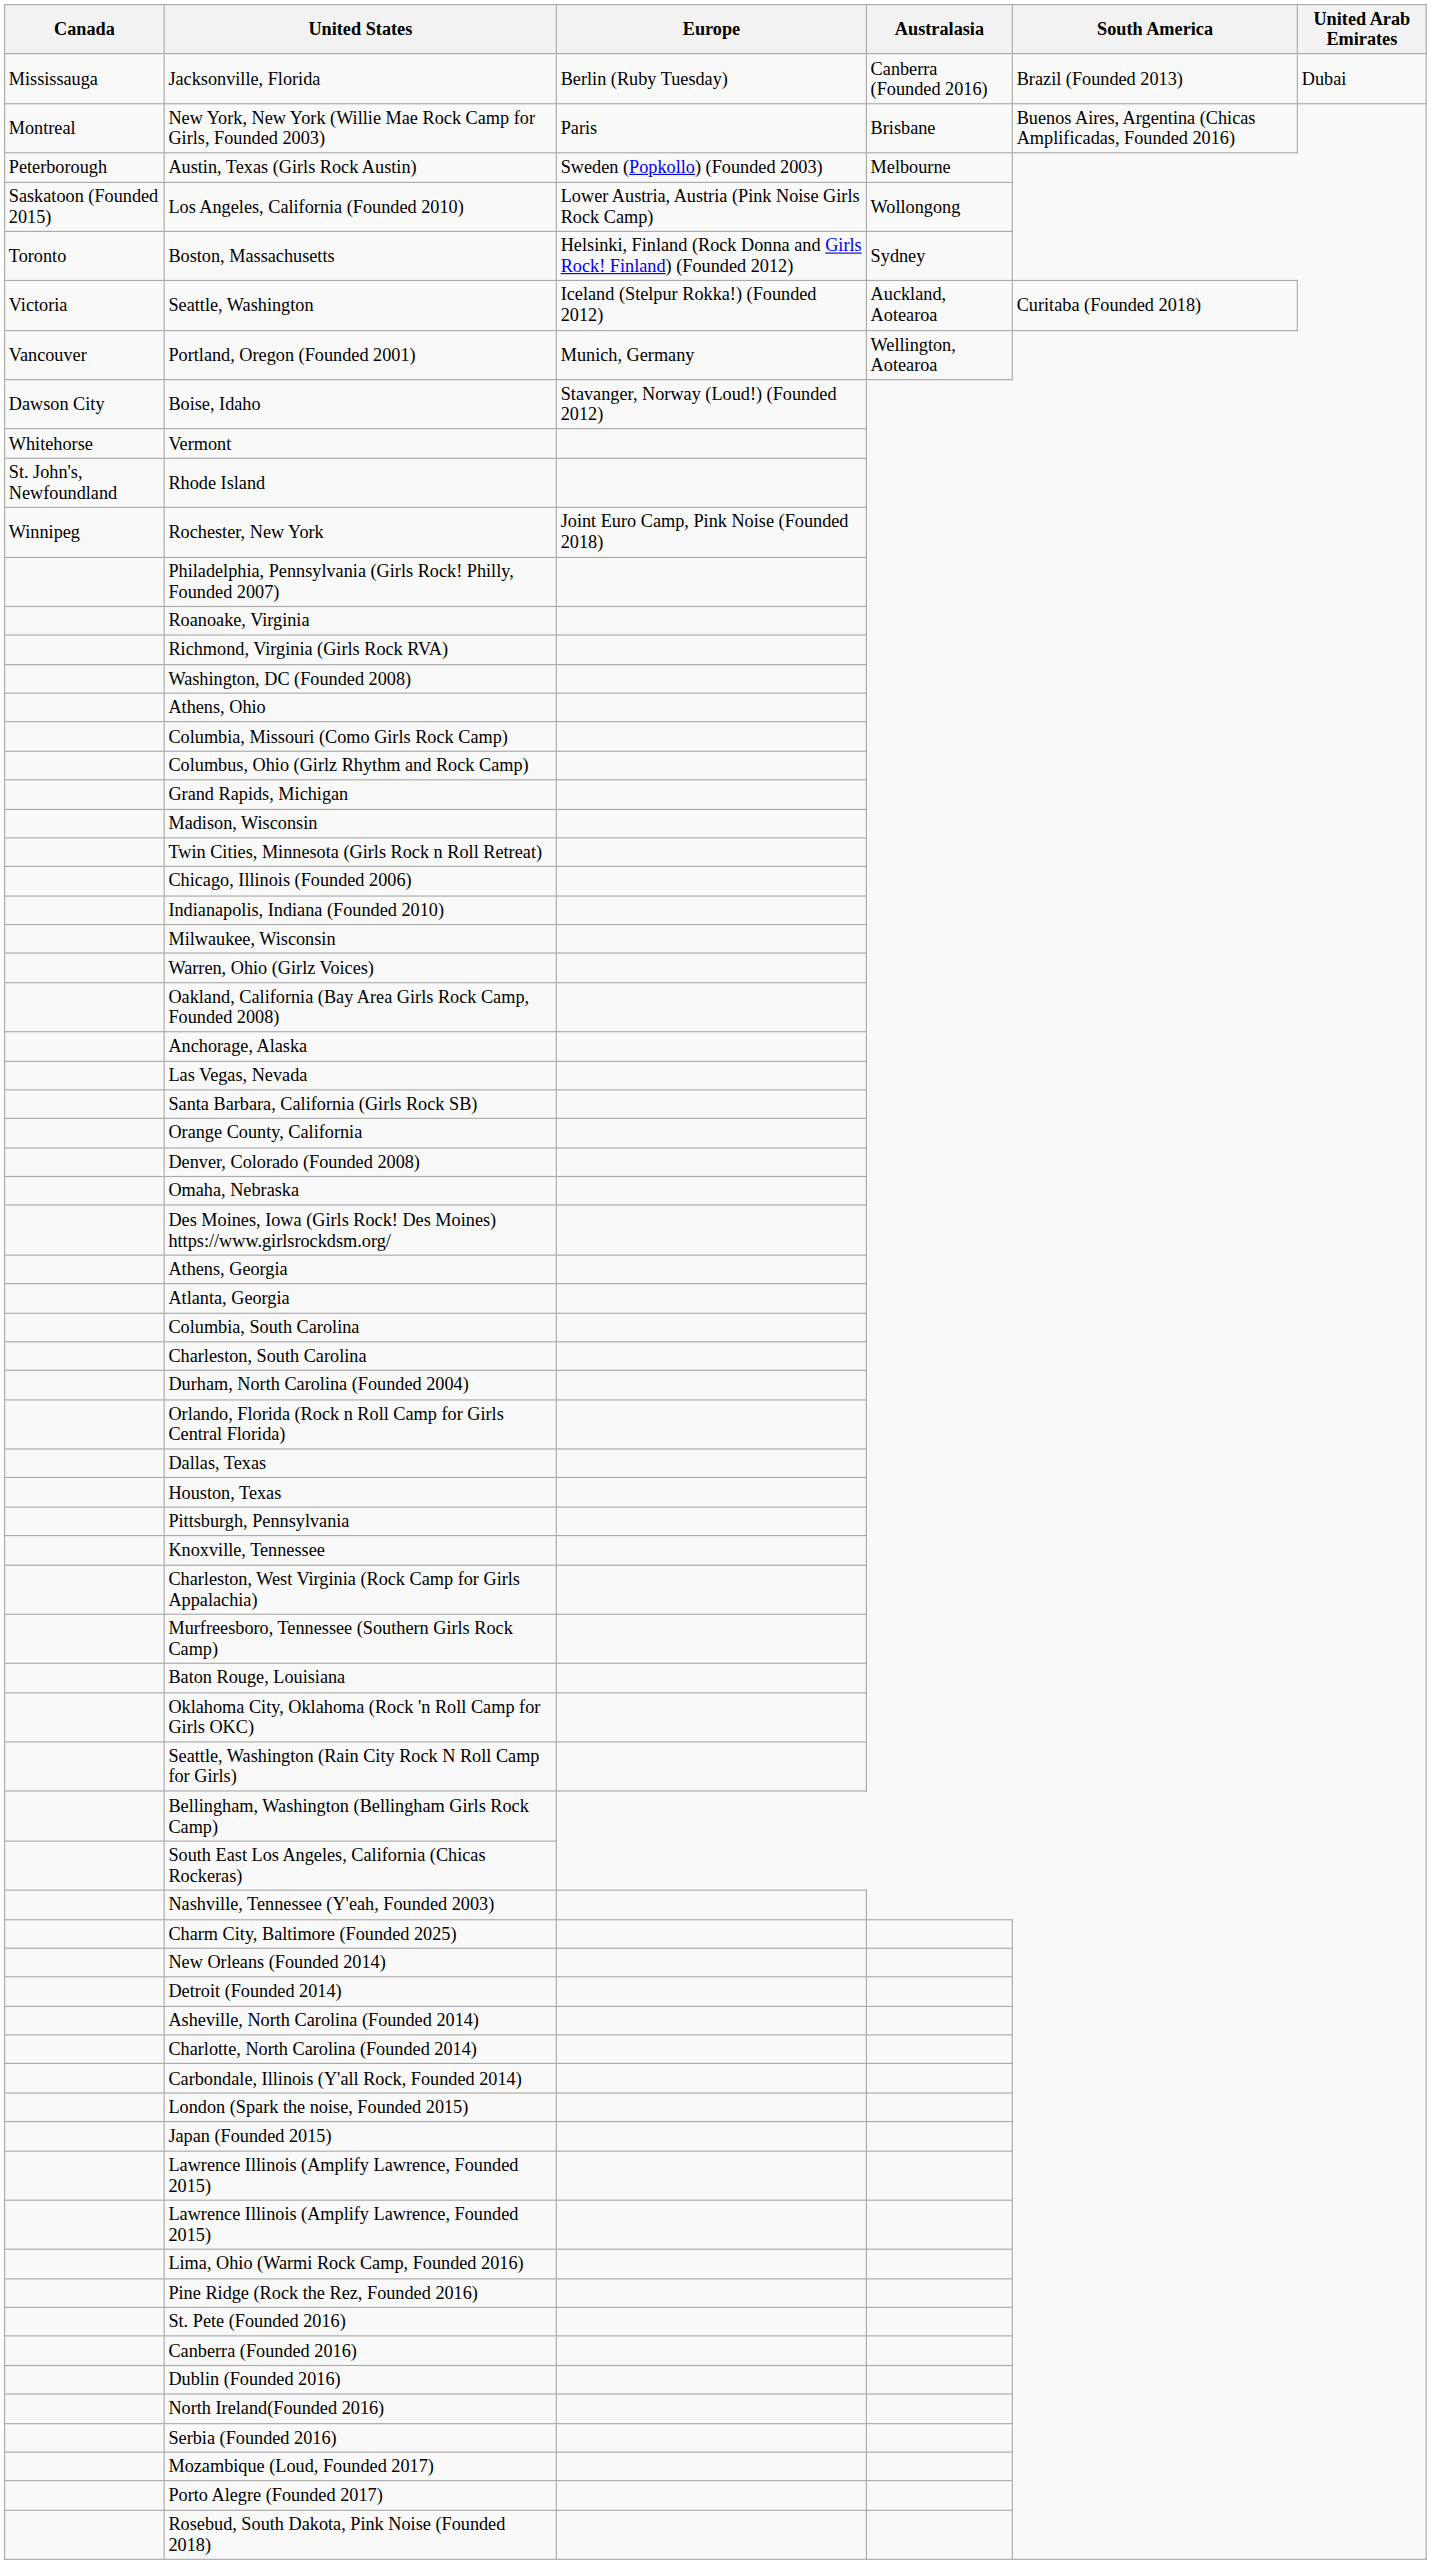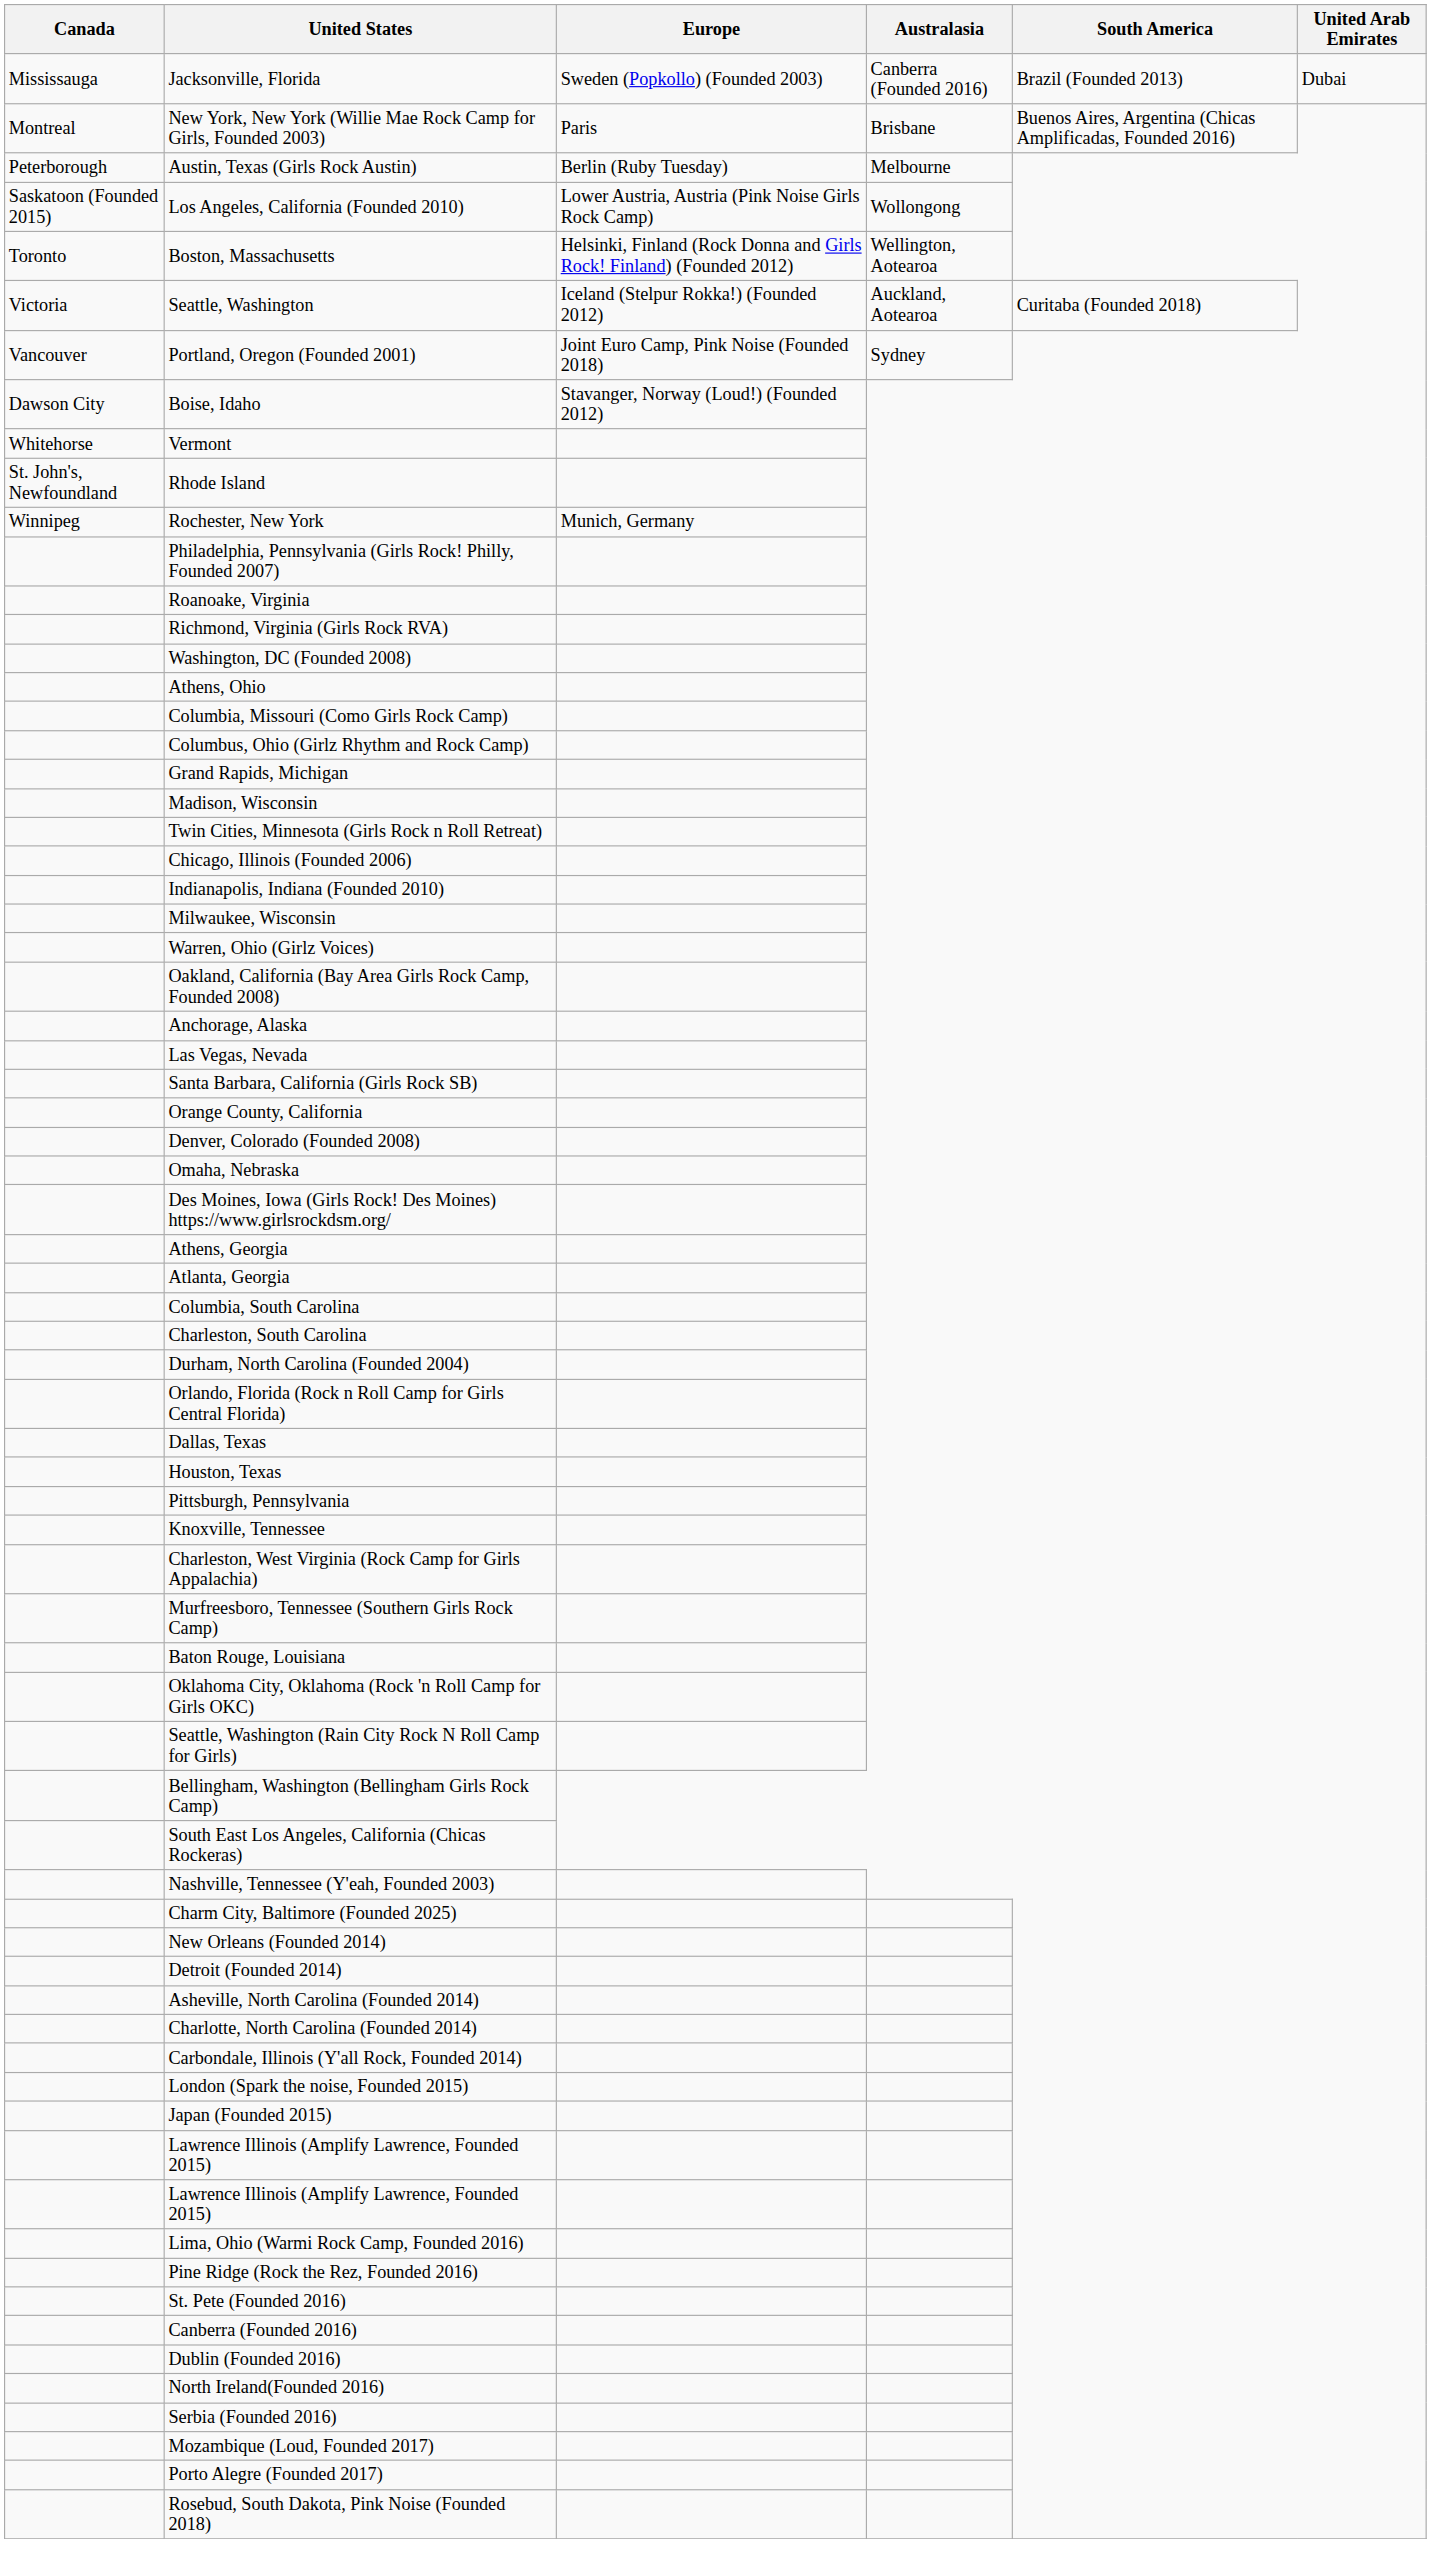(644, 78) Berlin (Ruby Tuesday) -> (692, 78) Sweden (Popkollo) (Founded 2003)
(692, 167) Sweden (Popkollo) (Founded 2003) -> (644, 167) Berlin (Ruby Tuesday)
(898, 255) Sydney -> (913, 255) Wellington, Aotearoa
(628, 354) Munich, Germany -> (705, 354) Joint Euro Camp, Pink Noise (Founded 2018)
(913, 354) Wellington, Aotearoa -> (898, 354) Sydney
(705, 532) Joint Euro Camp, Pink Noise (Founded 2018) -> (628, 521) Munich, Germany
